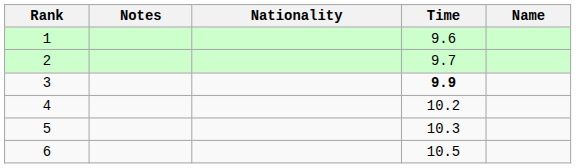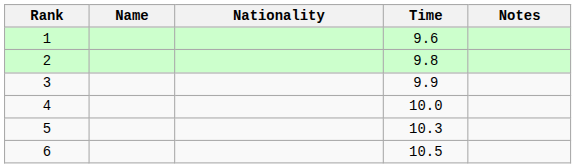columns swapped: (528, 16) <-> (141, 16)
(444, 61) 9.7 -> (426, 61) 9.8
(444, 84) bold -> (426, 84) normal
(444, 107) 10.2 -> (426, 107) 10.0
